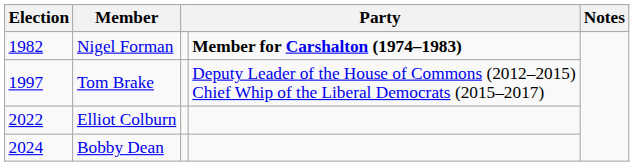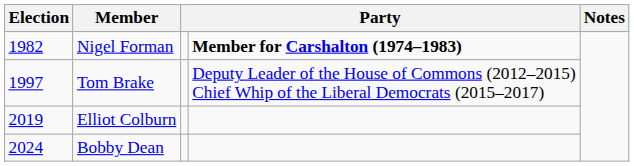(26, 119) 2022 -> (26, 119) 2019
